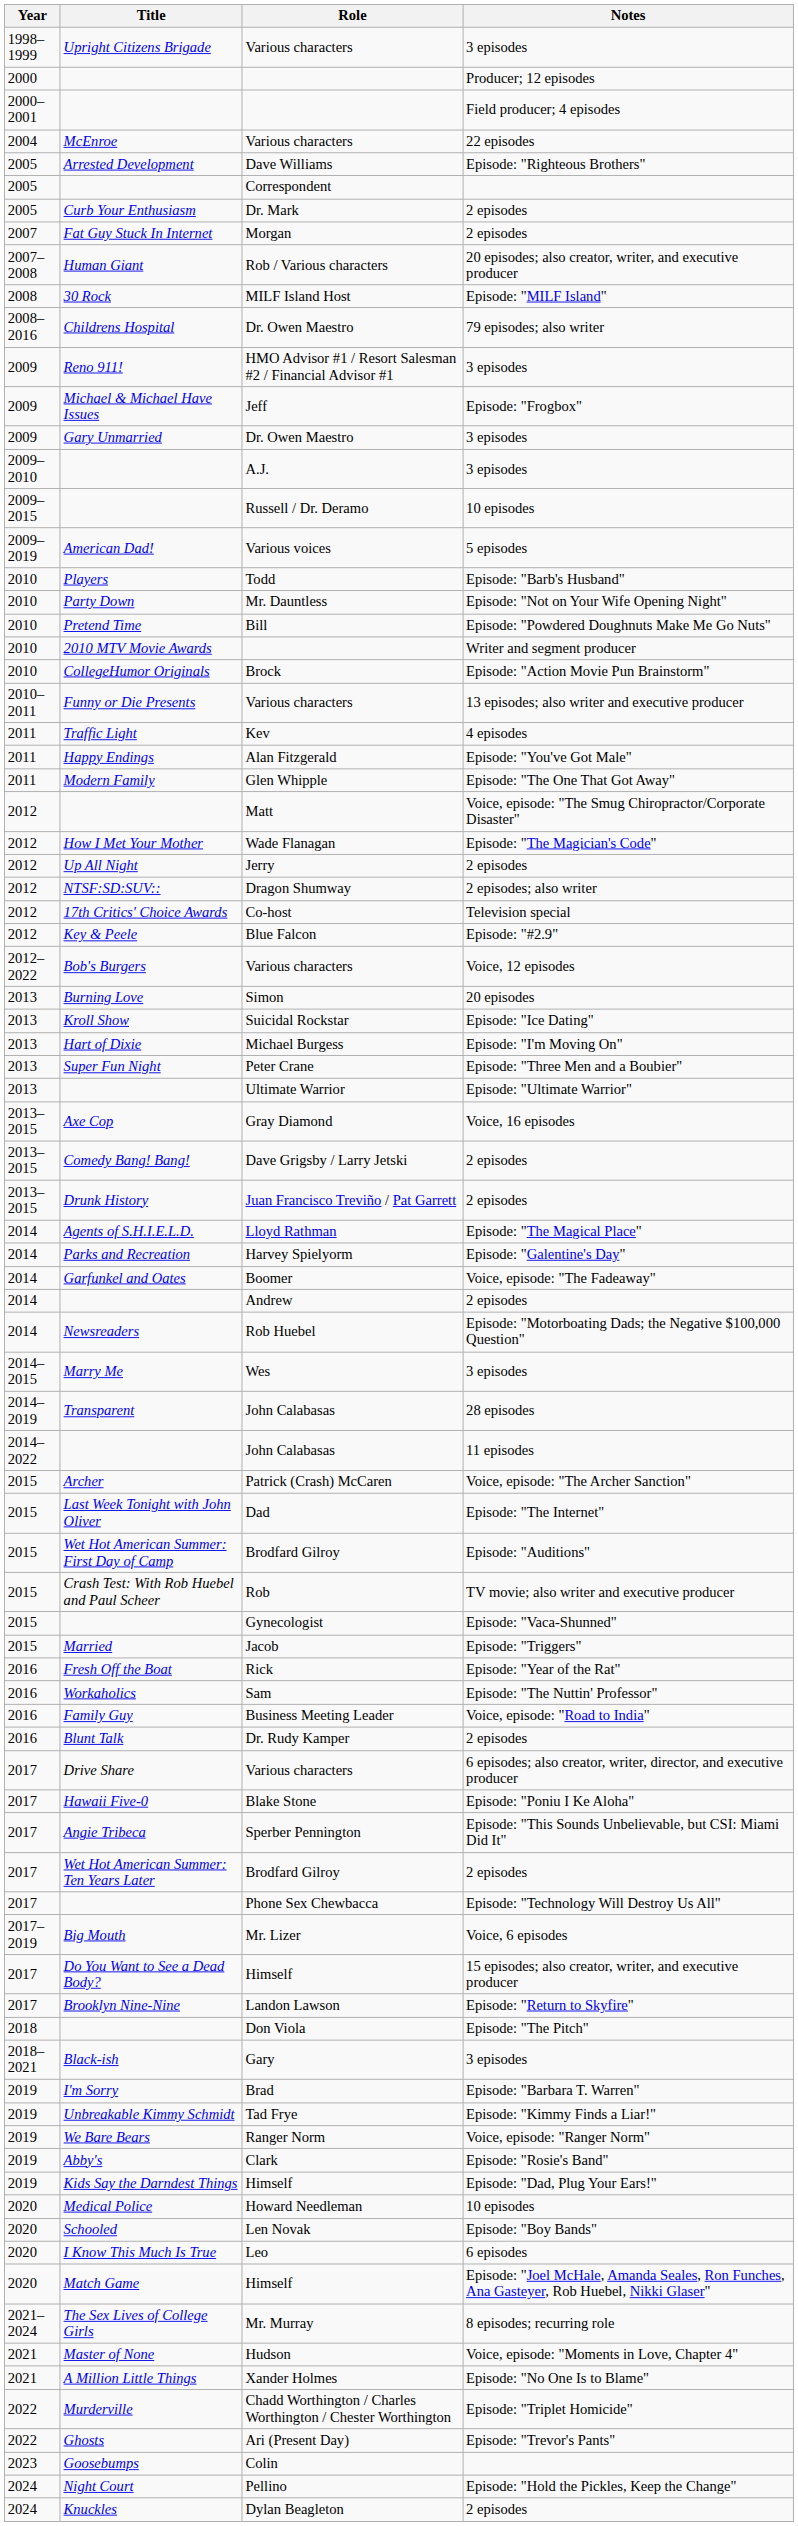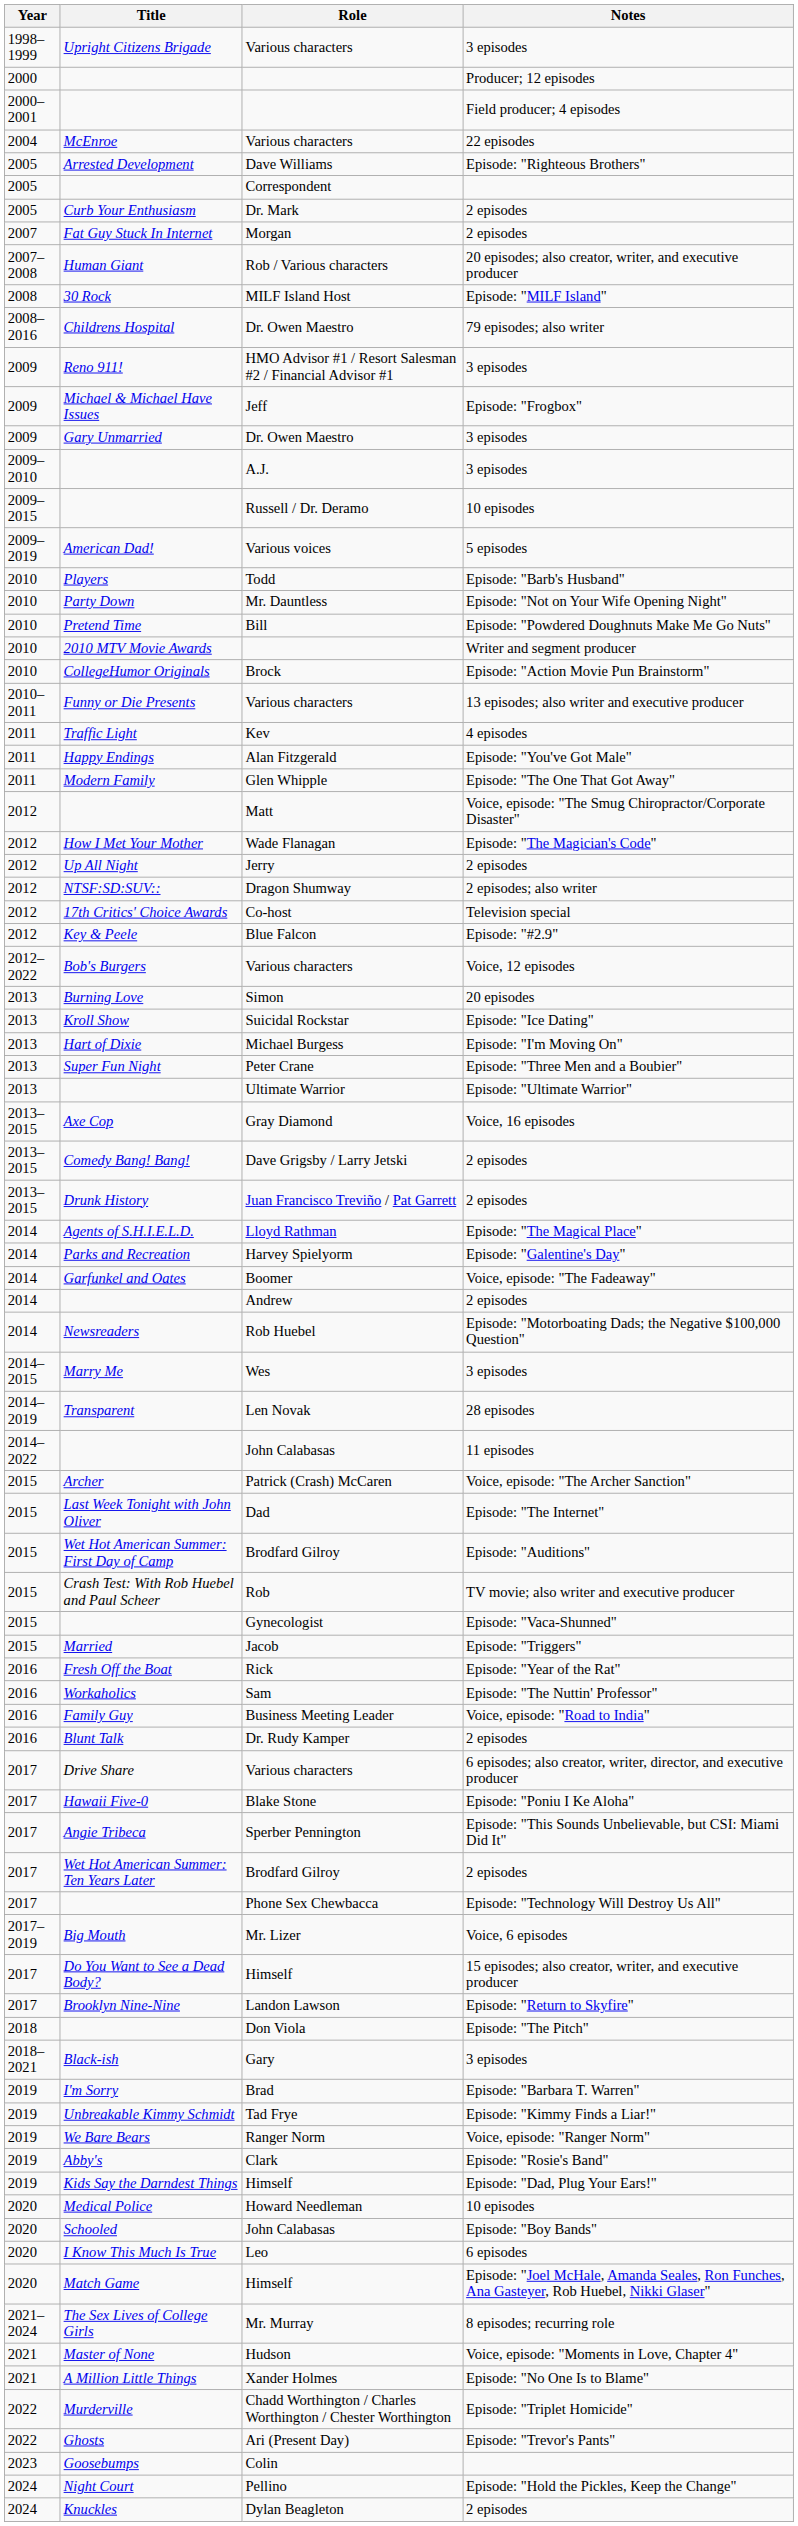(290, 1411) John Calabasas -> (278, 1411) Len Novak
(278, 2229) Len Novak -> (290, 2229) John Calabasas
